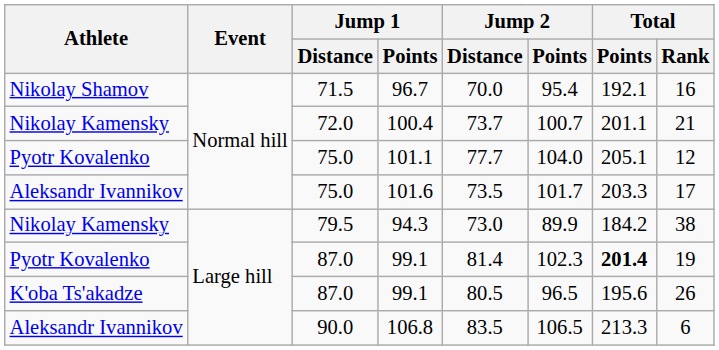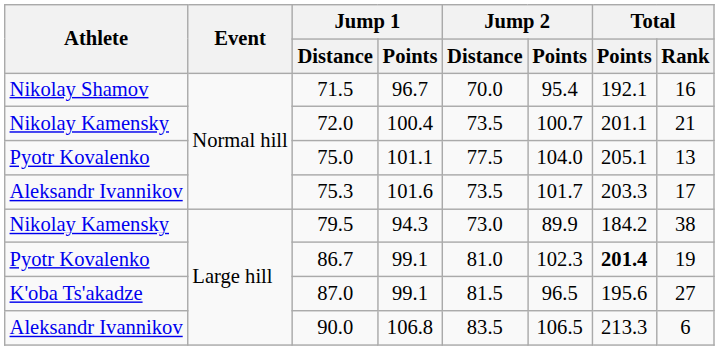(485, 123) 73.7 -> (485, 123) 73.5
(485, 157) 77.7 -> (485, 157) 77.5
(685, 157) 12 -> (685, 157) 13
(335, 191) 75.0 -> (335, 191) 75.3
(335, 259) 87.0 -> (335, 259) 86.7
(485, 259) 81.4 -> (485, 259) 81.0
(485, 293) 80.5 -> (485, 293) 81.5
(685, 293) 26 -> (685, 293) 27
